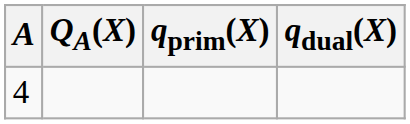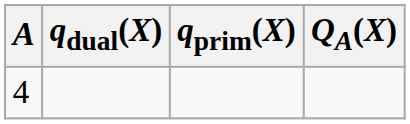columns swapped: (93, 34) <-> (341, 34)
